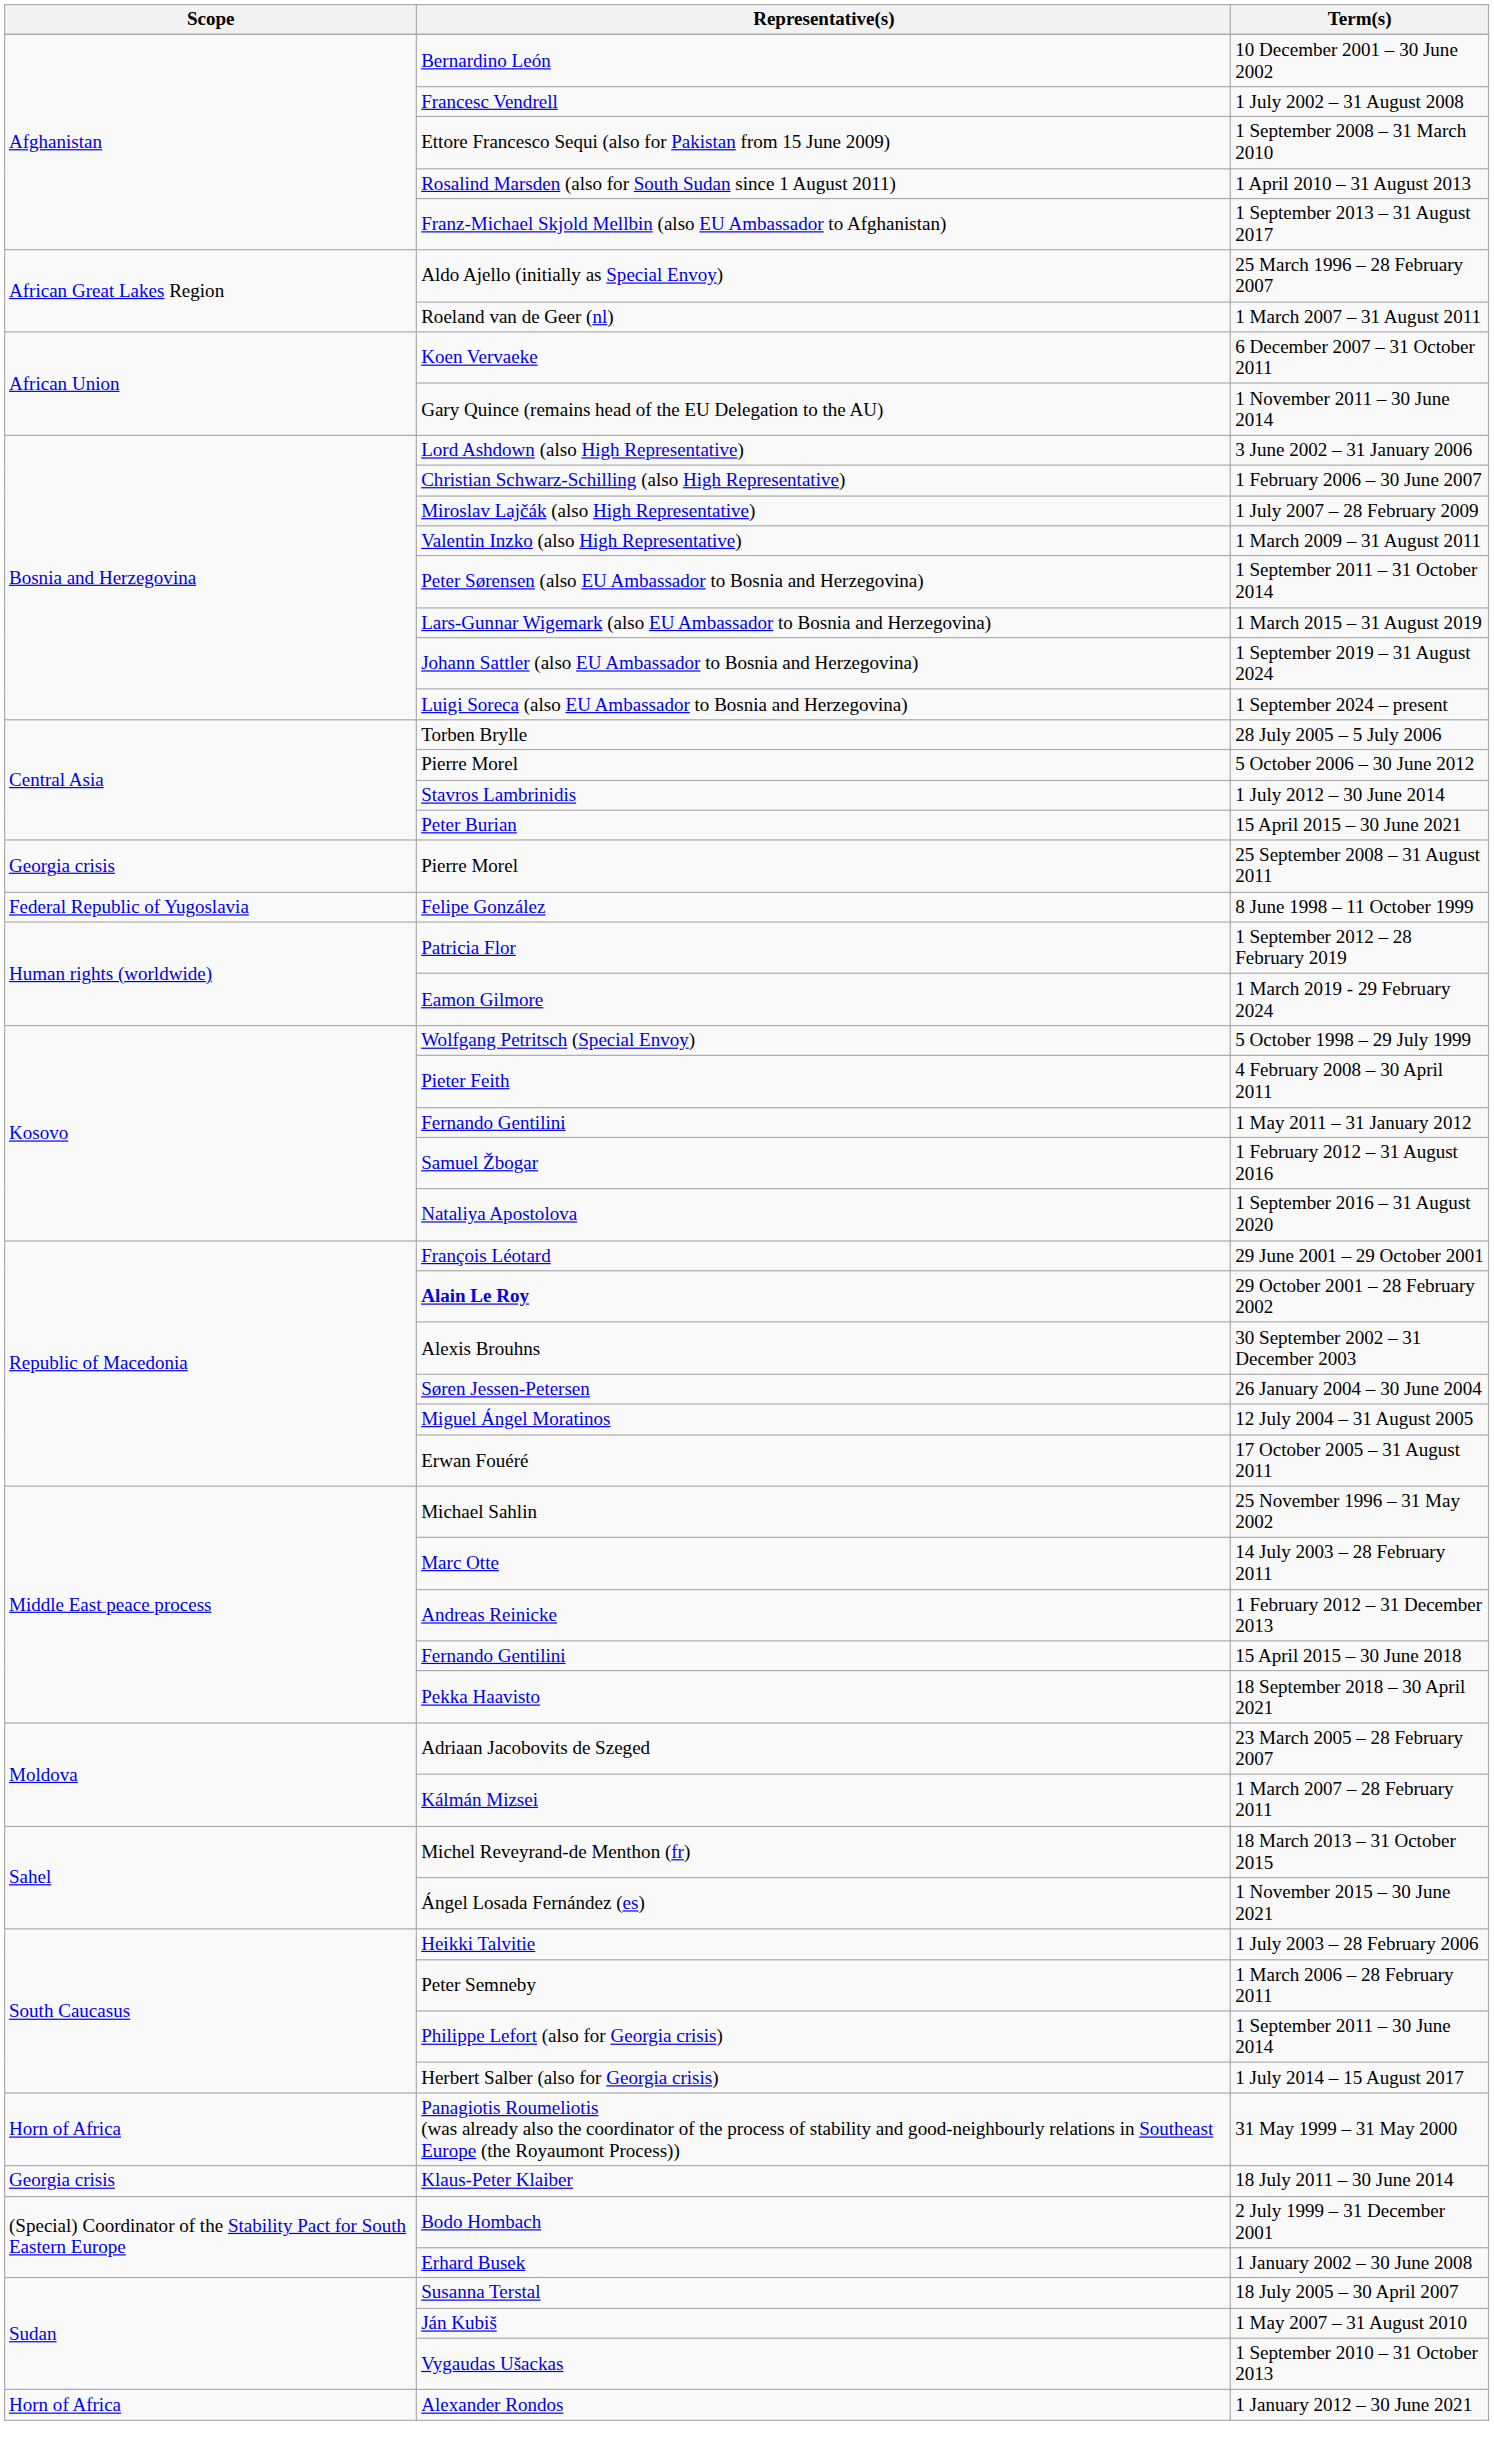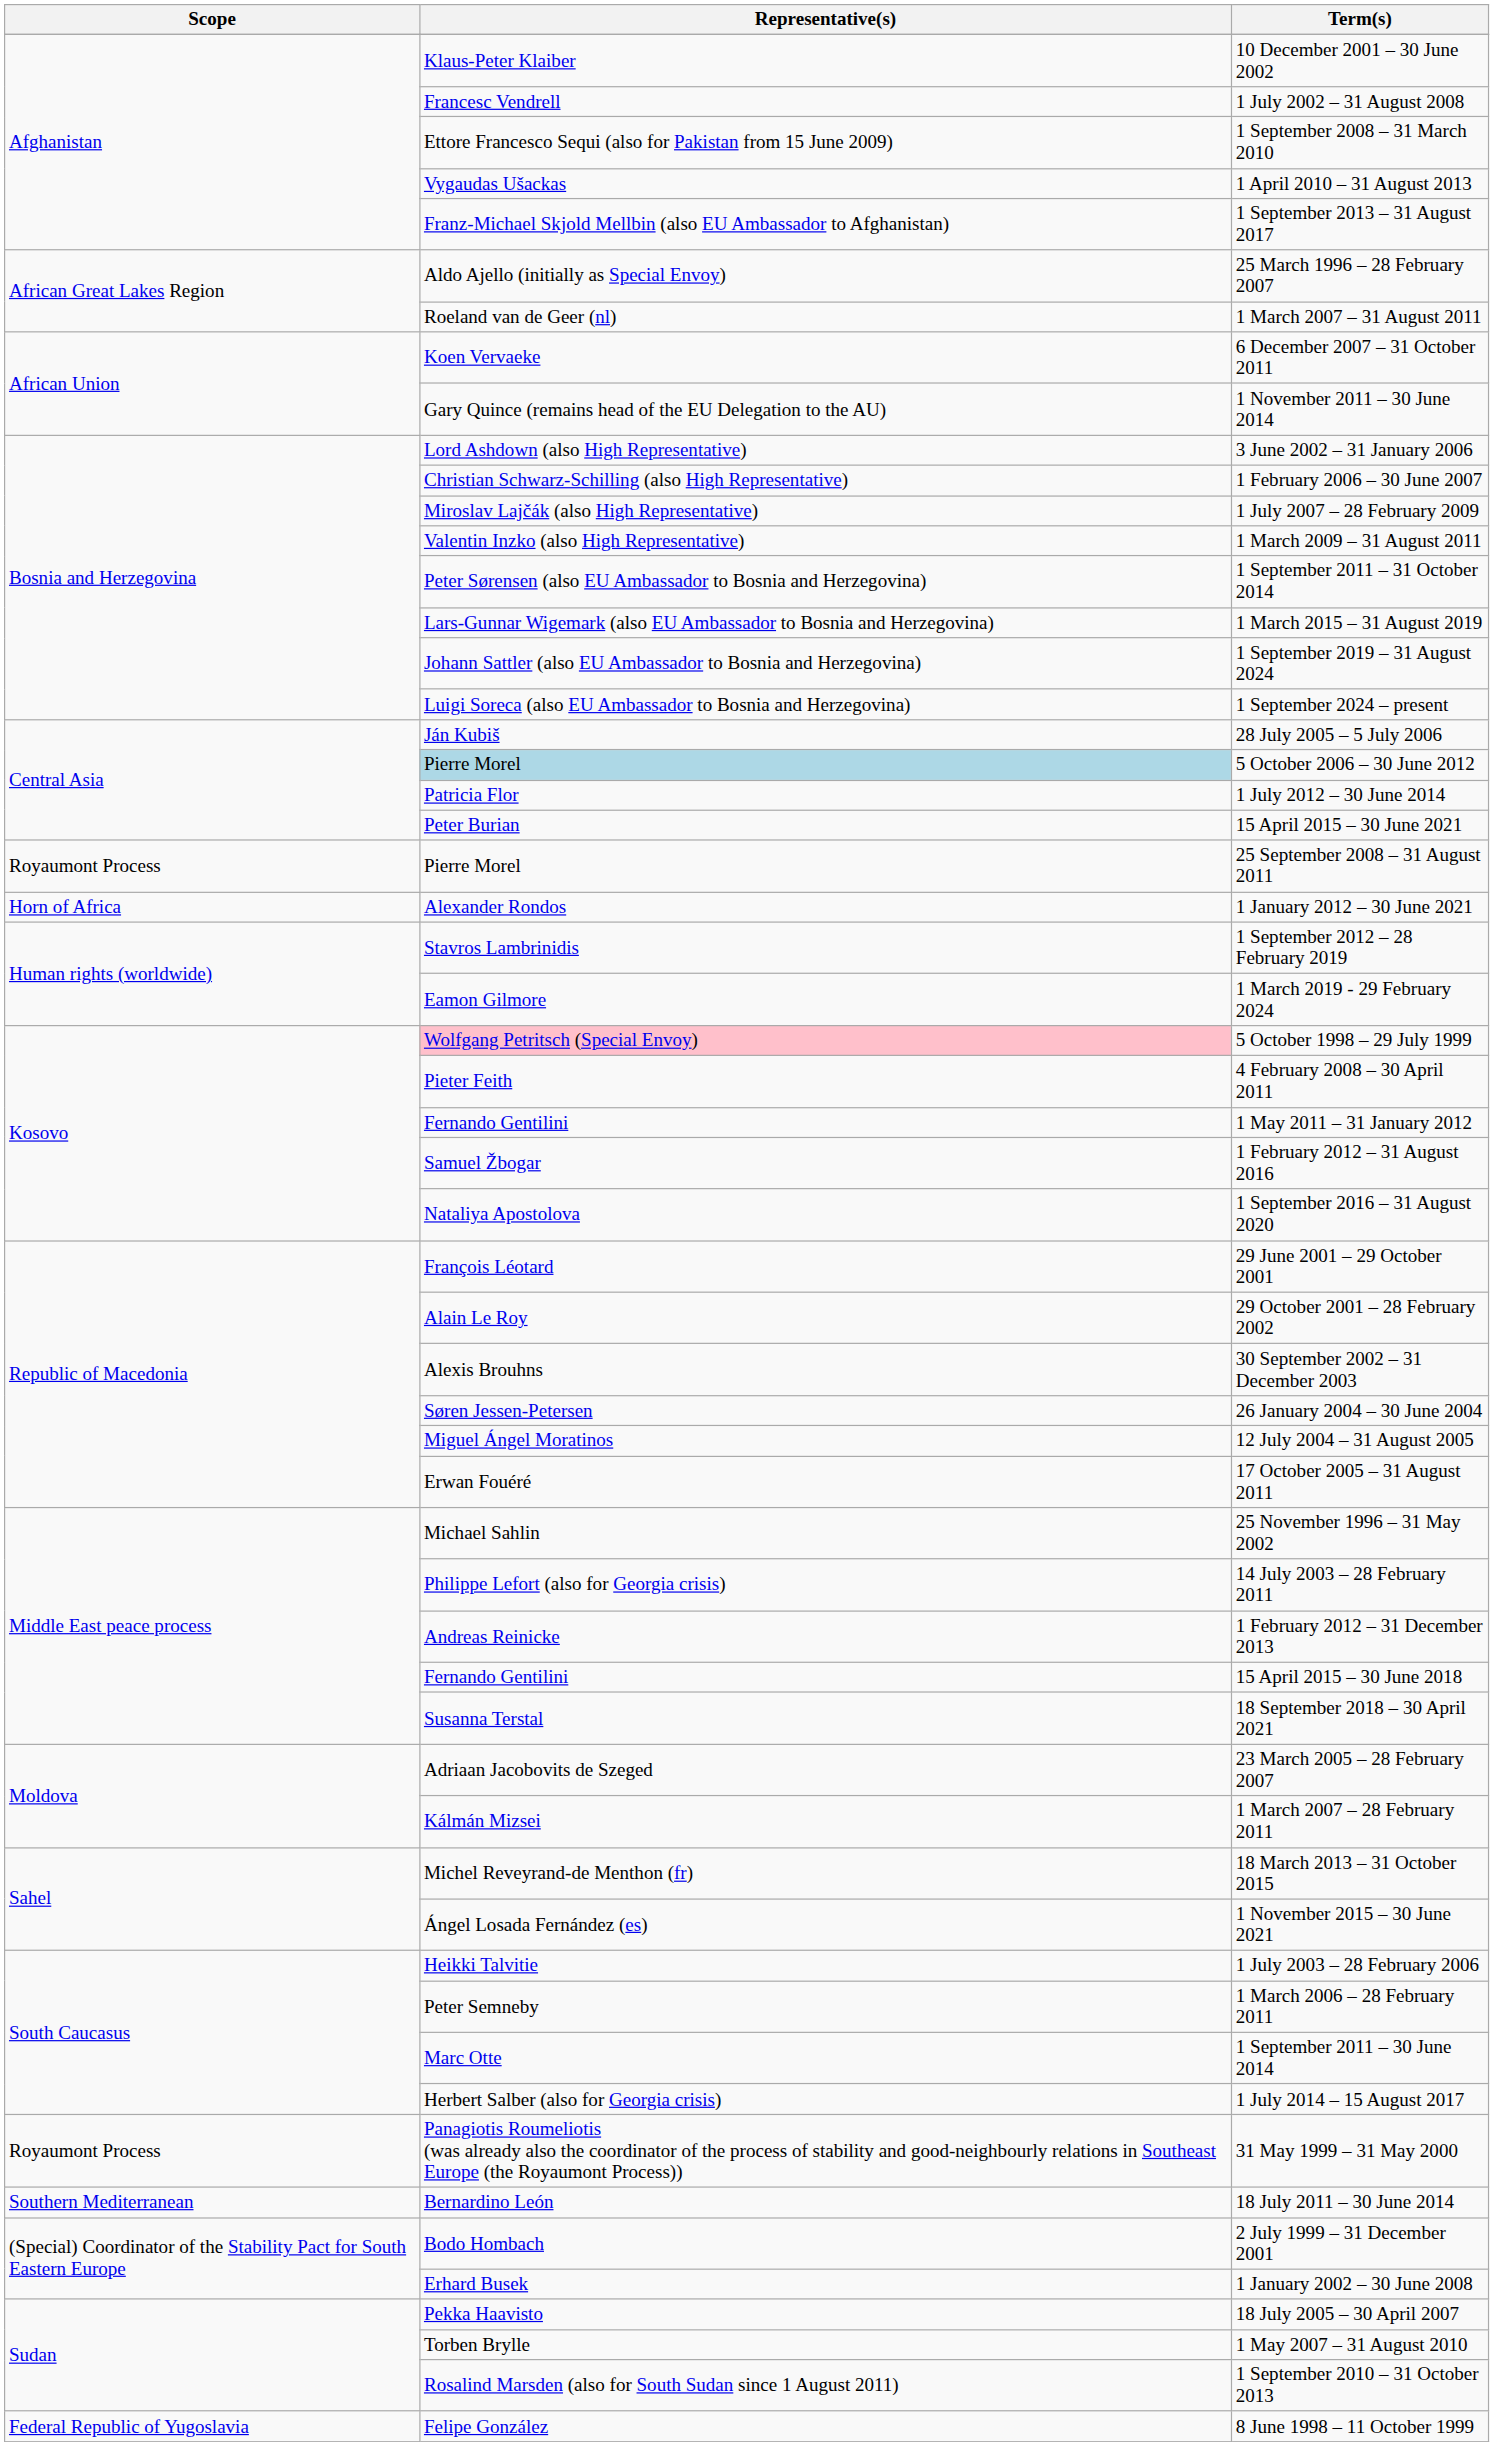(486, 60) Bernardino León -> (500, 60) Klaus-Peter Klaiber
(659, 183) Rosalind Marsden (also for South Sudan since 1 August 2011) -> (495, 183) Vygaudas Ušackas
(474, 734) Torben Brylle -> (462, 734) Ján Kubiš
(470, 764) no background -> (472, 764) lightblue background
(499, 794) Stavros Lambrinidis -> (471, 794) Patricia Flor
(62, 865) Georgia crisis -> (85, 865) Royaumont Process
rows swapped: (1354, 2404) <-> (1354, 906)
(468, 947) Patricia Flor -> (501, 947) Stavros Lambrinidis
(558, 1040) no background -> (561, 1040) pink background
(475, 1296) bold -> (476, 1317) normal
(460, 1563) Marc Otte -> (575, 1584) Philippe Lefort (also for Georgia crisis)
(481, 1696) Pekka Haavisto -> (484, 1718) Susanna Terstal
(572, 2036) Philippe Lefort (also for Georgia crisis) -> (463, 2058) Marc Otte
(65, 2129) Horn of Africa -> (85, 2150) Royaumont Process
(62, 2180) Georgia crisis -> (101, 2202) Southern Mediterranean
(497, 2180) Klaus-Peter Klaiber -> (489, 2202) Bernardino León
(481, 2292) Susanna Terstal -> (483, 2314) Pekka Haavisto
(459, 2322) Ján Kubiš -> (477, 2344) Torben Brylle
(492, 2363) Vygaudas Ušackas -> (661, 2385) Rosalind Marsden (also for South Sudan since 1 August 2011)
